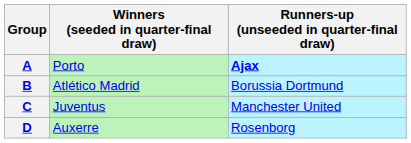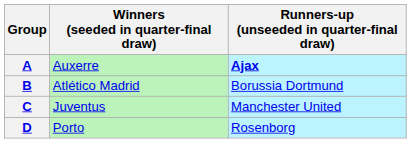(69, 65) Porto -> (76, 65) Auxerre
(76, 127) Auxerre -> (69, 127) Porto
